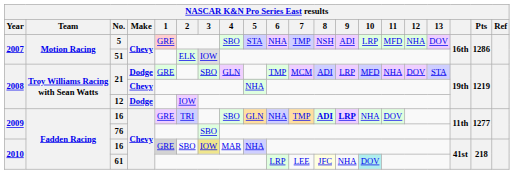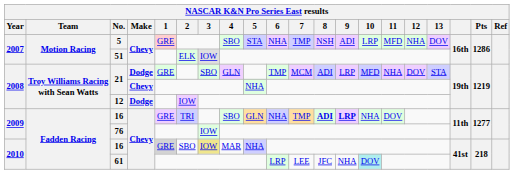(209, 131) SBO -> (209, 131) IOW
(325, 161) lightyellow background -> (325, 161) no background
